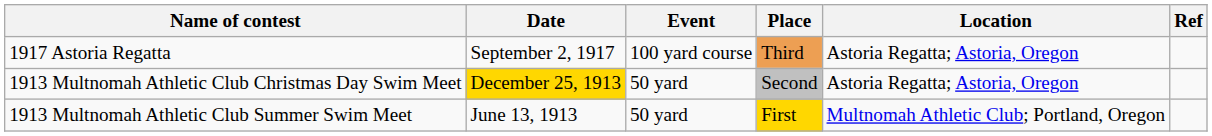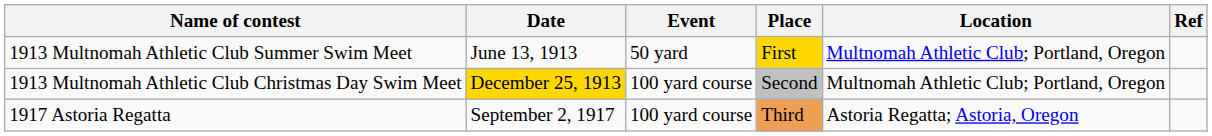rows swapped: (211, 115) <-> (90, 52)
(659, 83) 50 yard -> (691, 83) 100 yard course
(952, 83) Astoria Regatta; Astoria, Oregon -> (996, 83) Multnomah Athletic Club; Portland, Oregon
